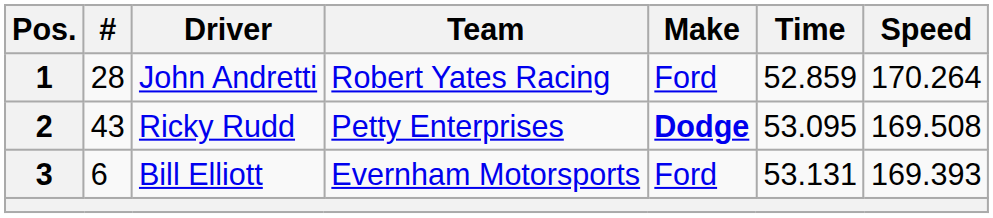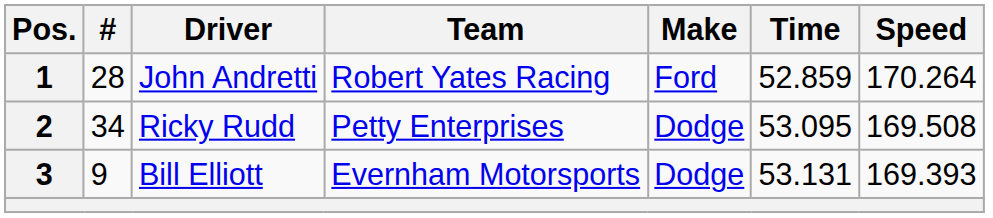(108, 126) 43 -> (108, 126) 34
(702, 126) bold -> (699, 126) normal
(99, 174) 6 -> (99, 174) 9
(686, 174) Ford -> (699, 174) Dodge
